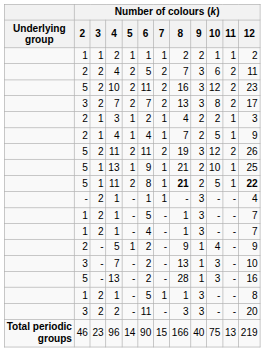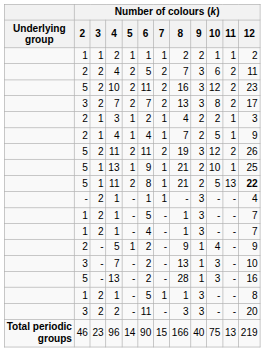(183, 183) bold -> (183, 183) normal
(233, 183) 1 -> (231, 183) 13
